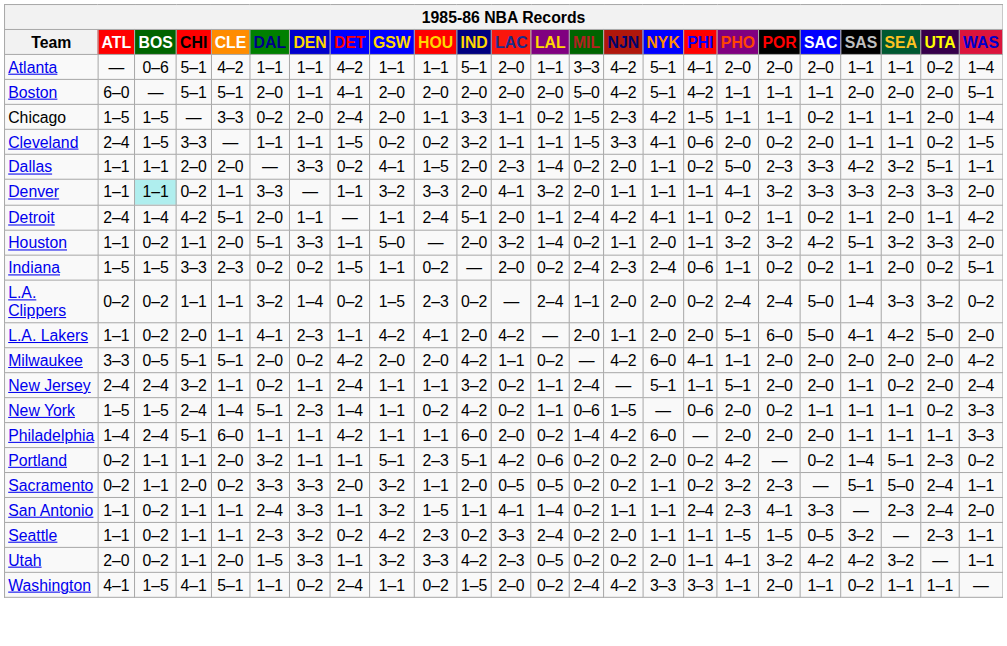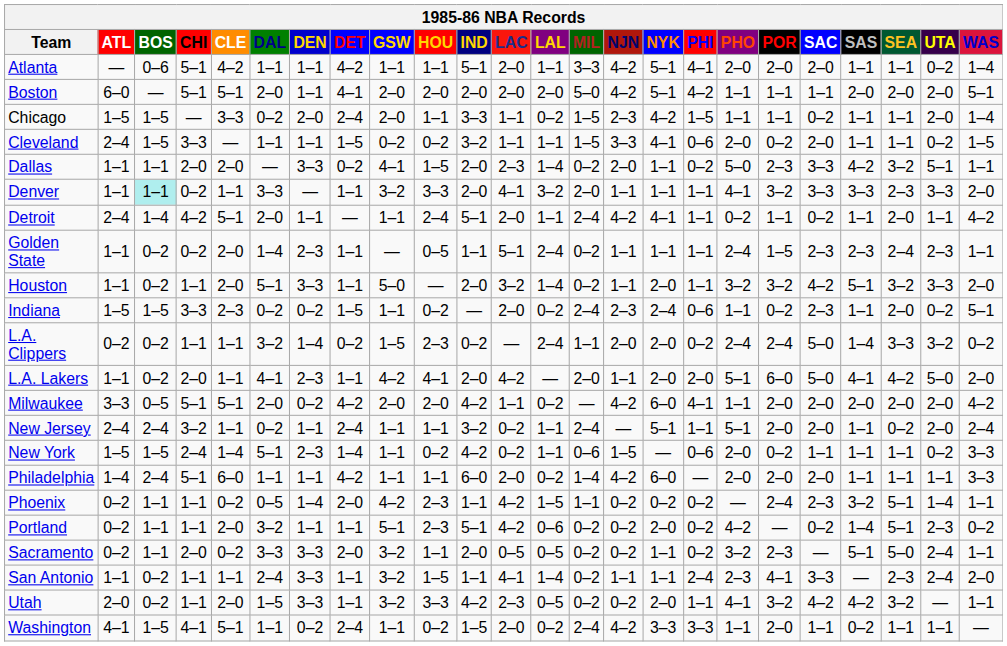+ row: (34, 251)
(821, 267) 0–2 -> (821, 310) 2–3
+ row: (37, 503)
- row: (33, 535)
